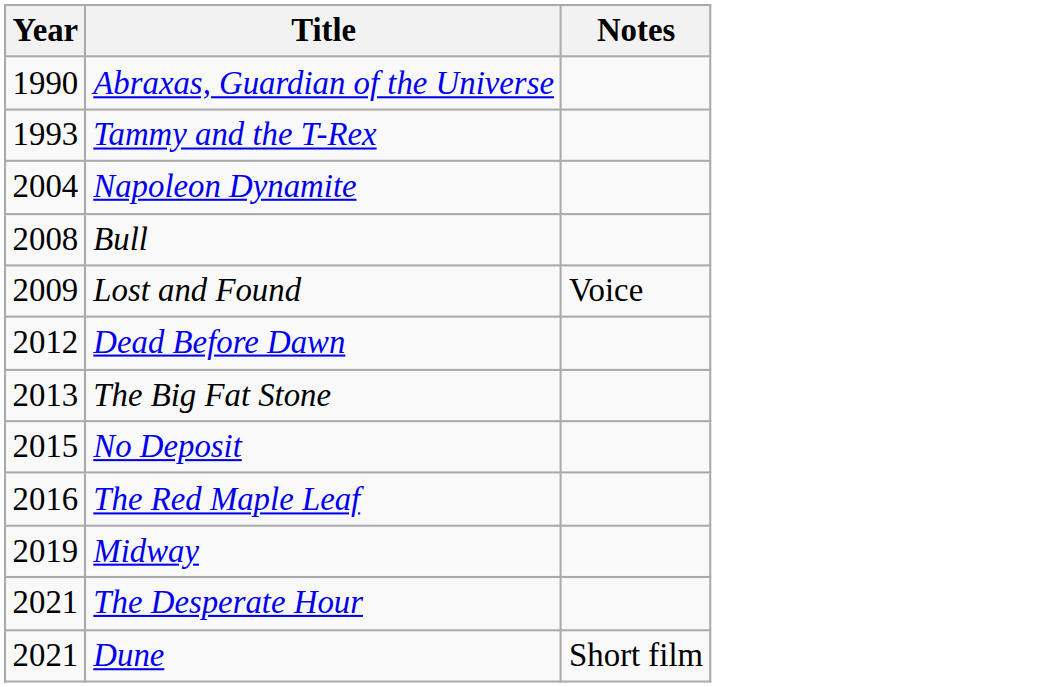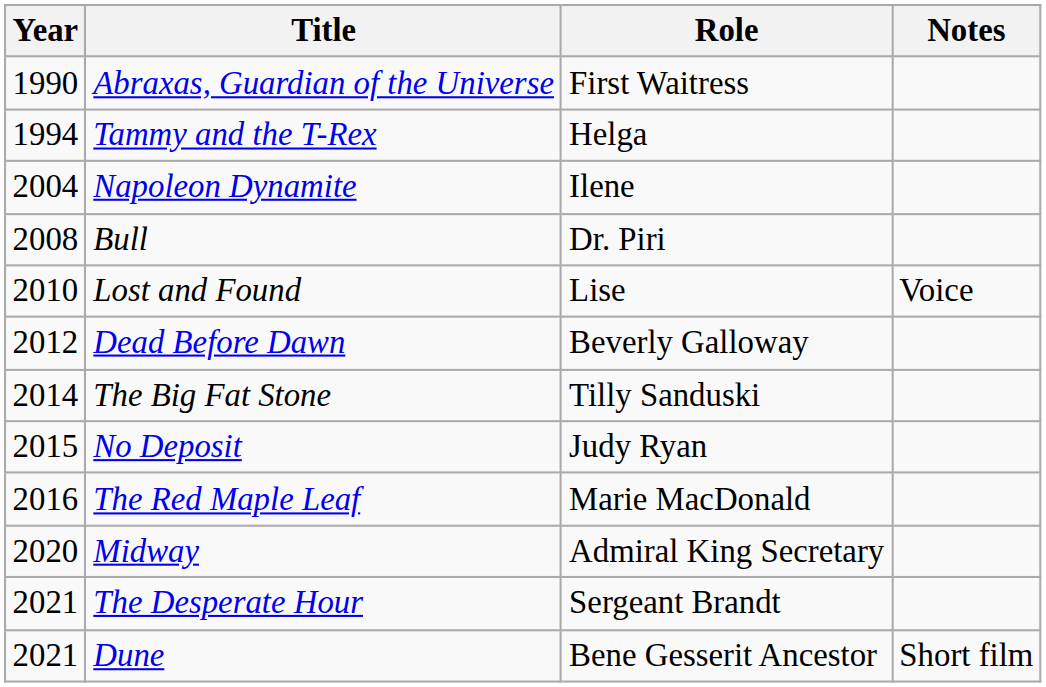+ column: (727, 30)
(45, 134) 1993 -> (45, 134) 1994
(45, 290) 2009 -> (45, 290) 2010
(45, 394) 2013 -> (45, 394) 2014
(45, 550) 2019 -> (45, 550) 2020
